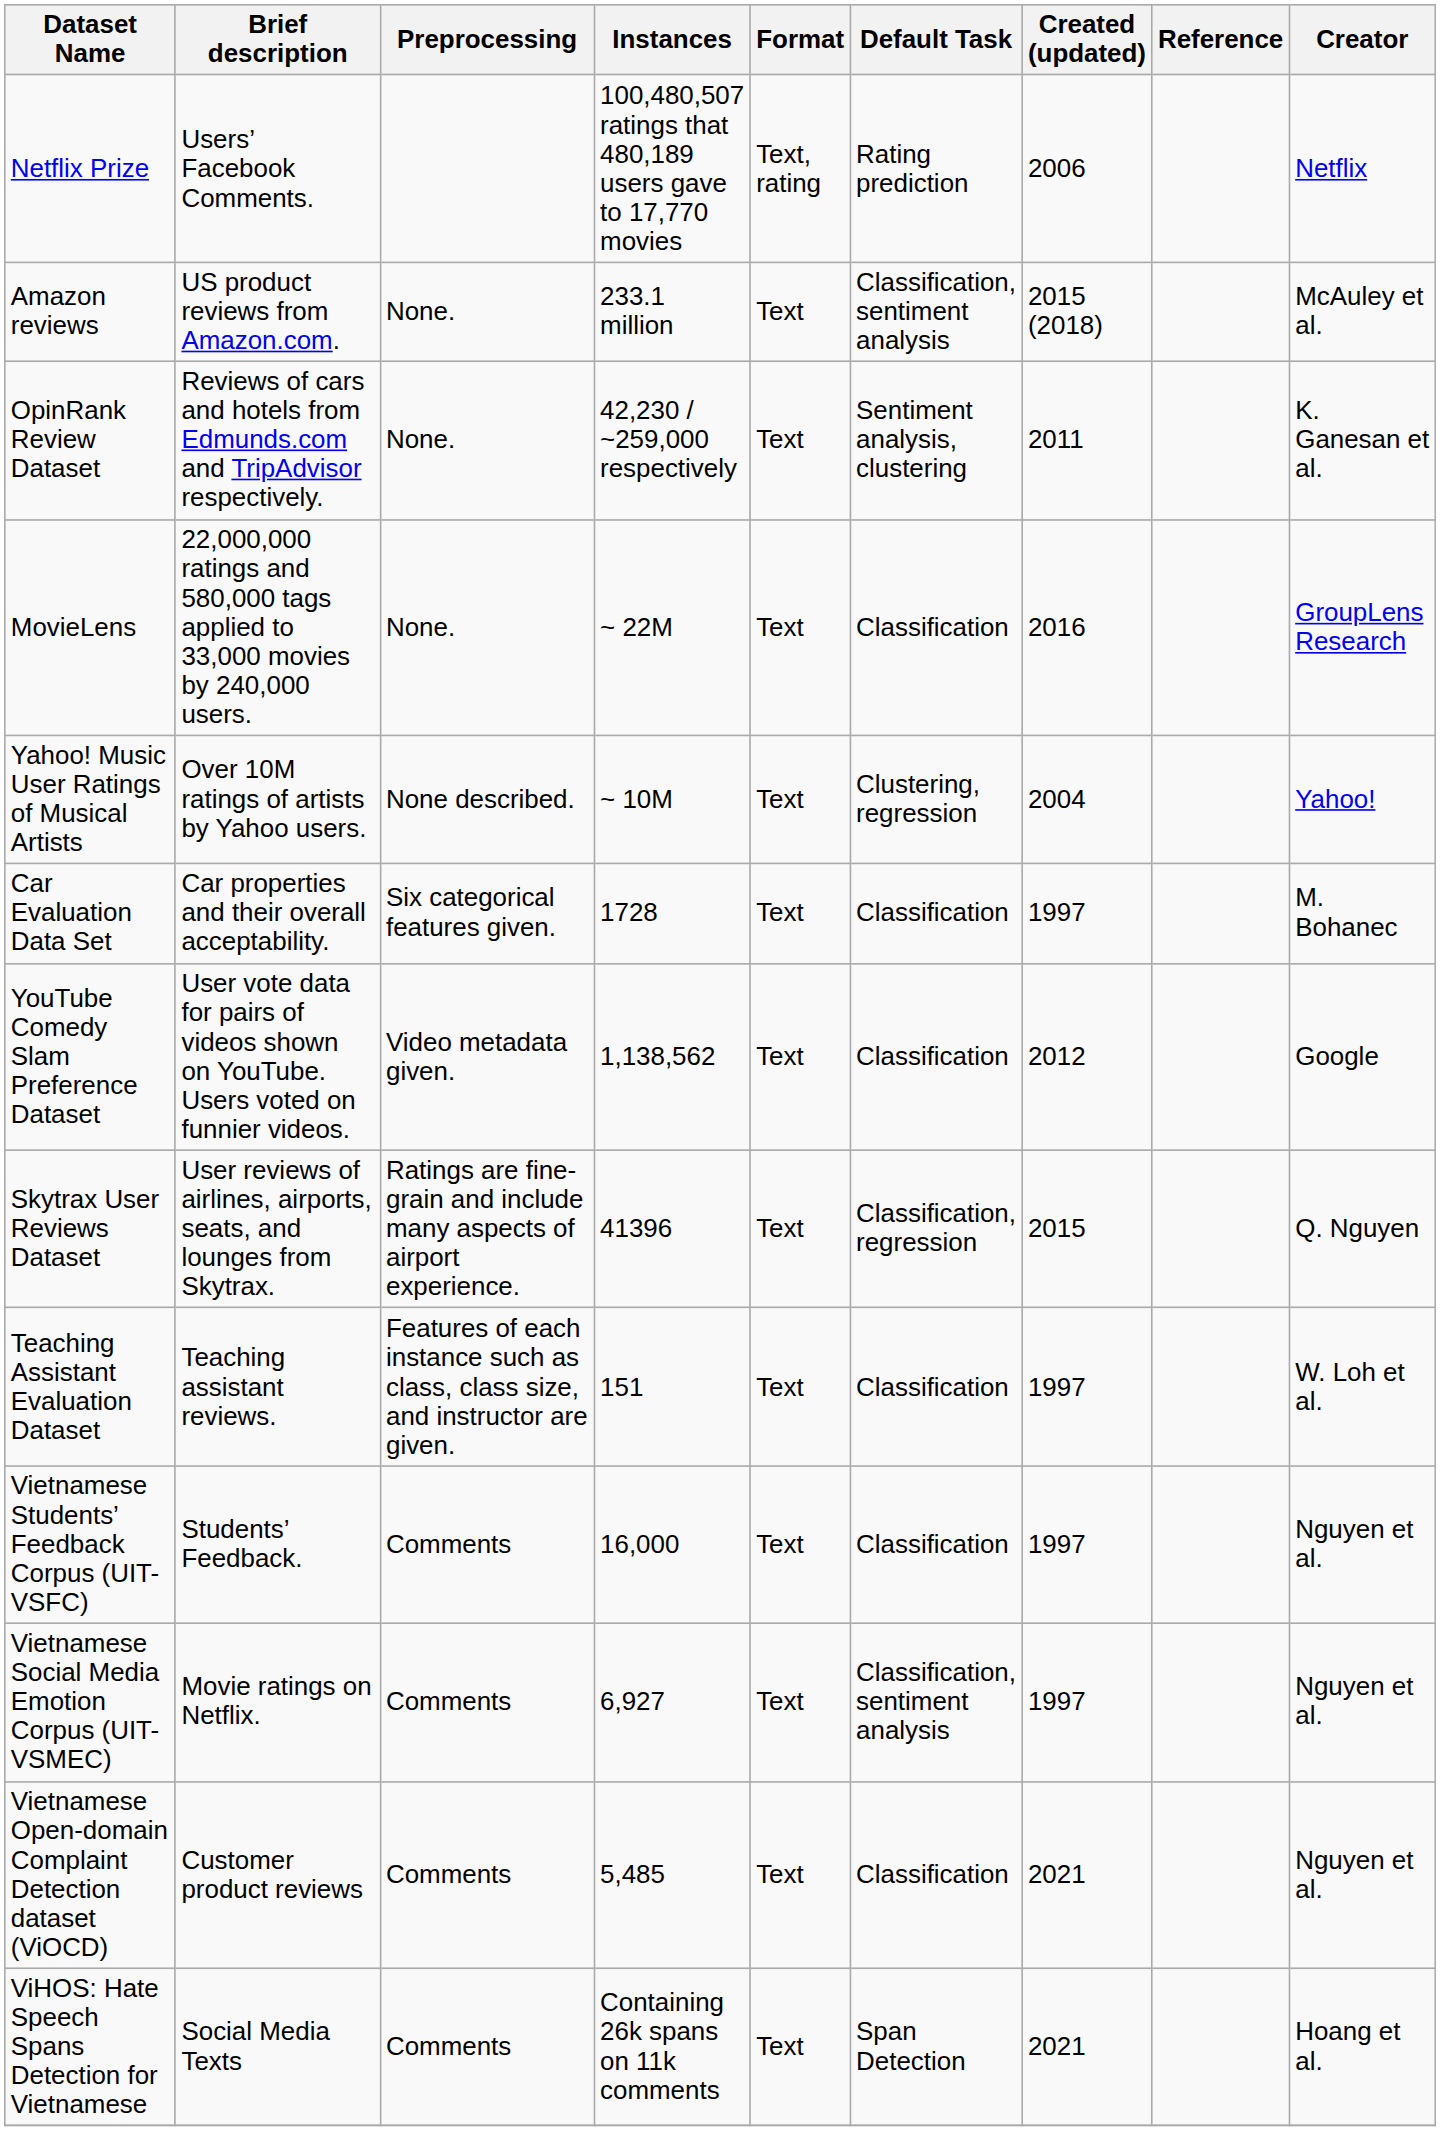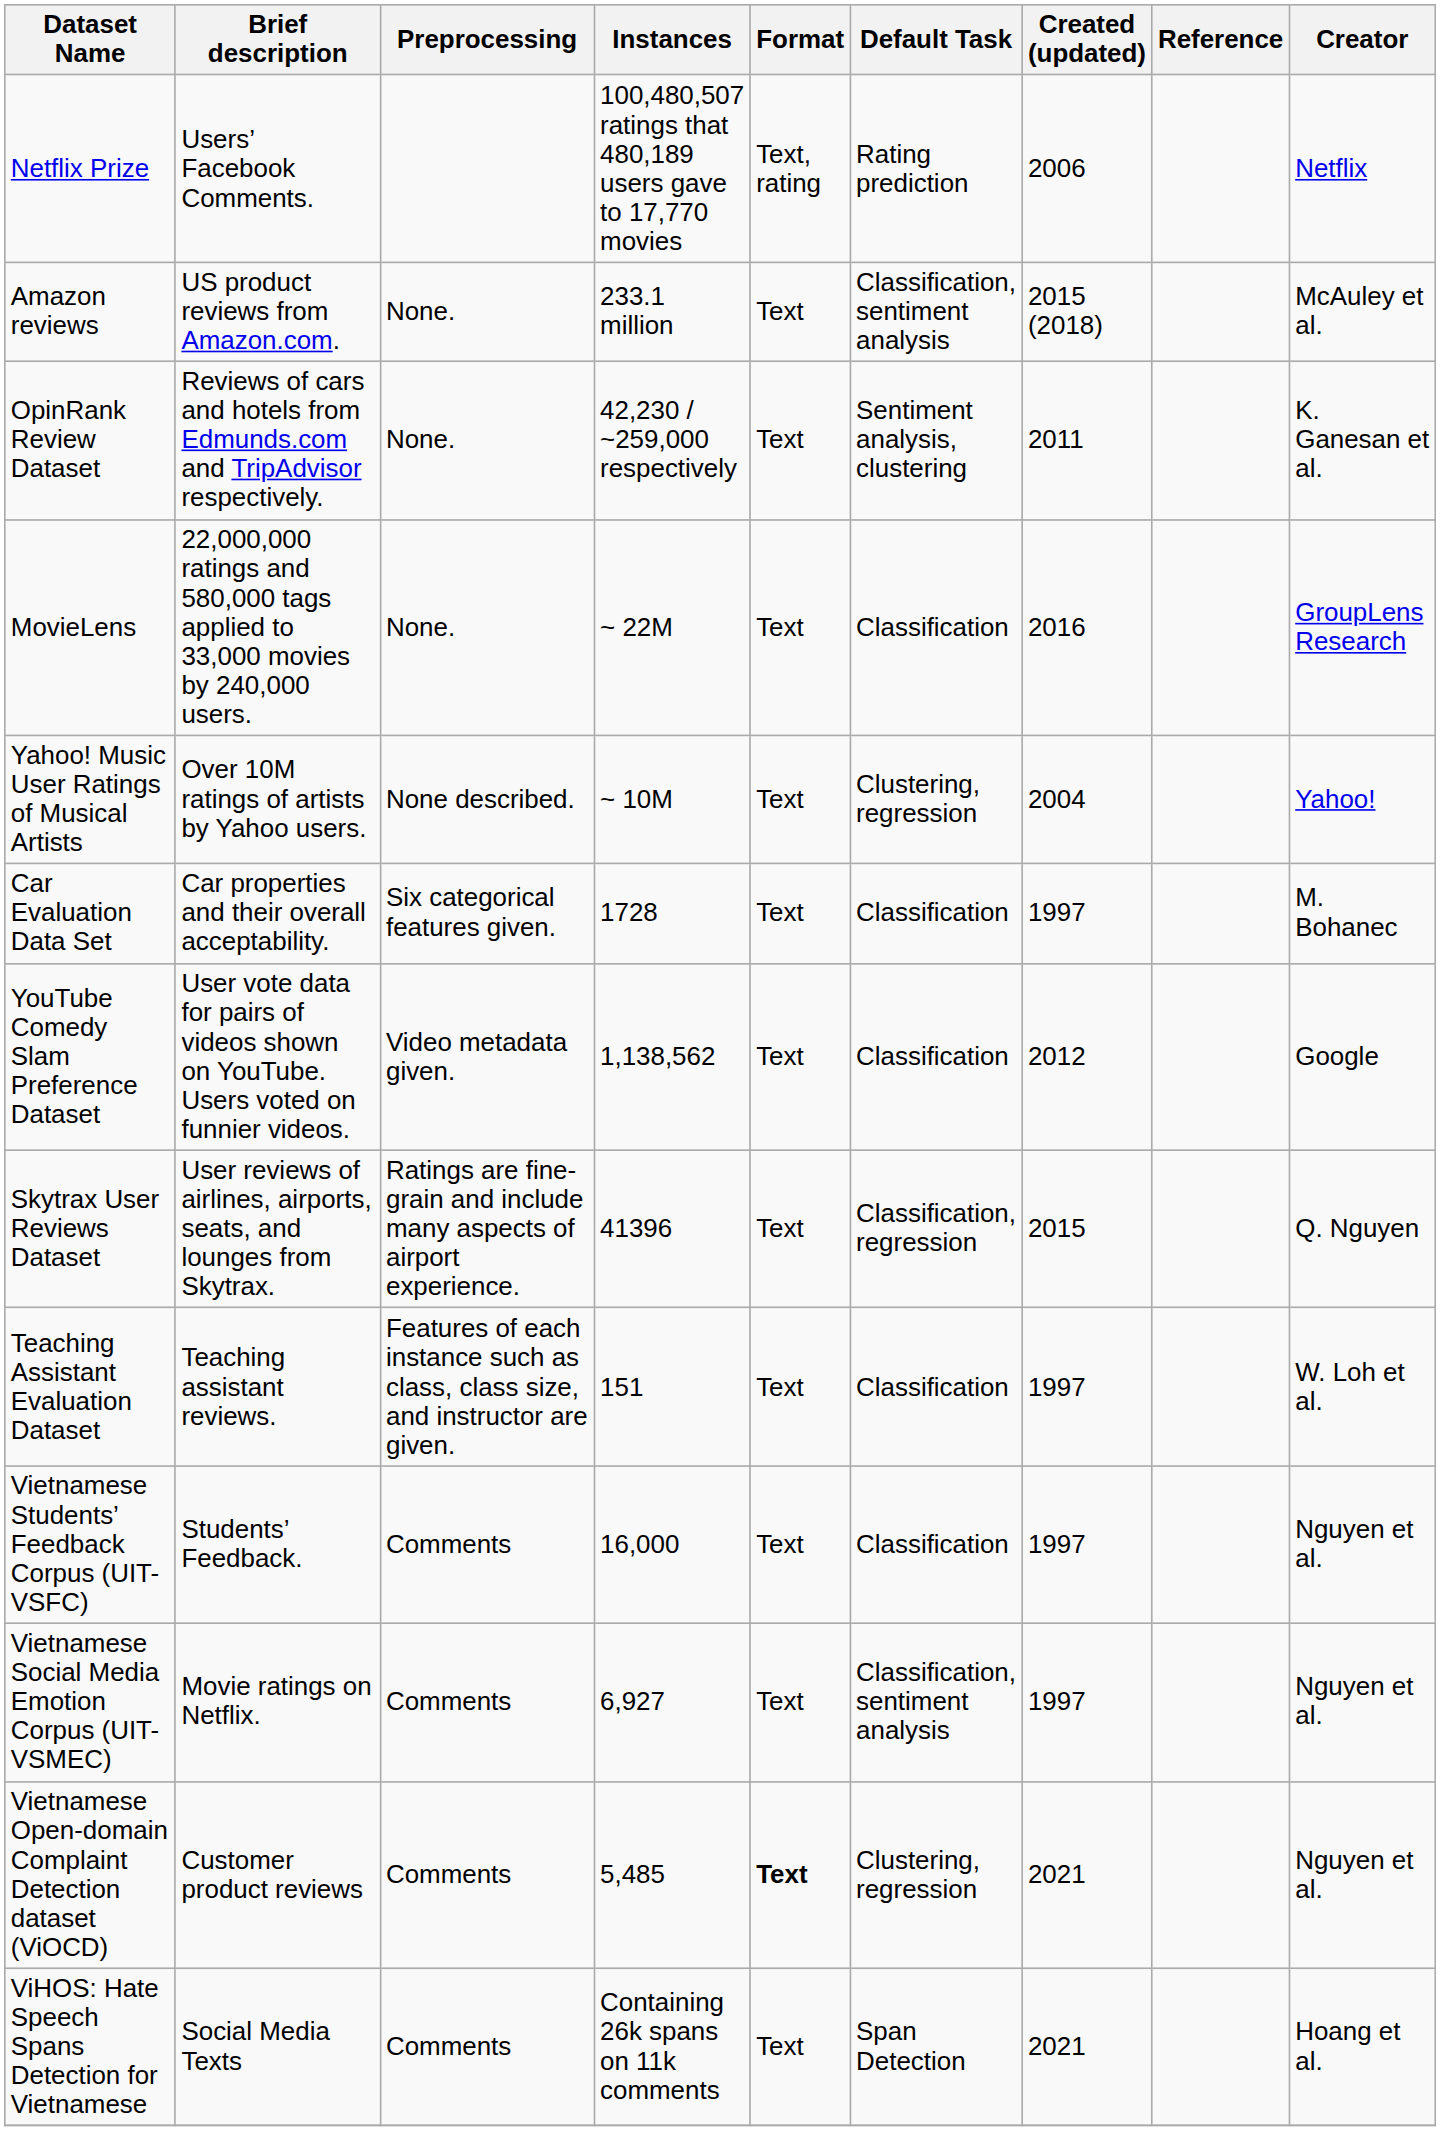(780, 1874) normal -> (782, 1874) bold
(932, 1874) Classification -> (918, 1874) Clustering, regression
